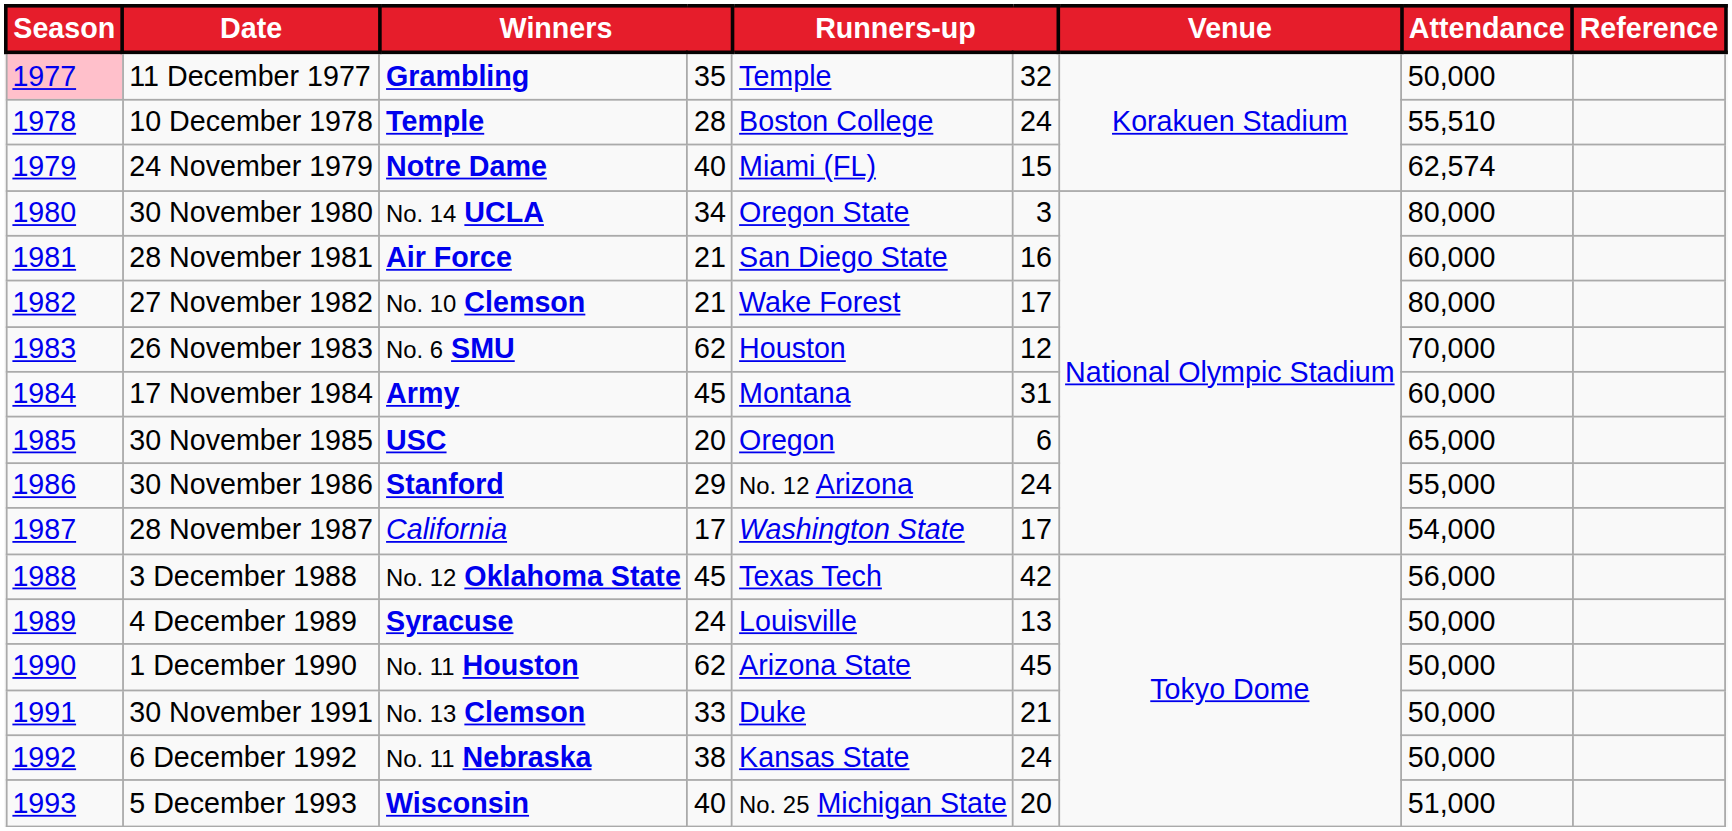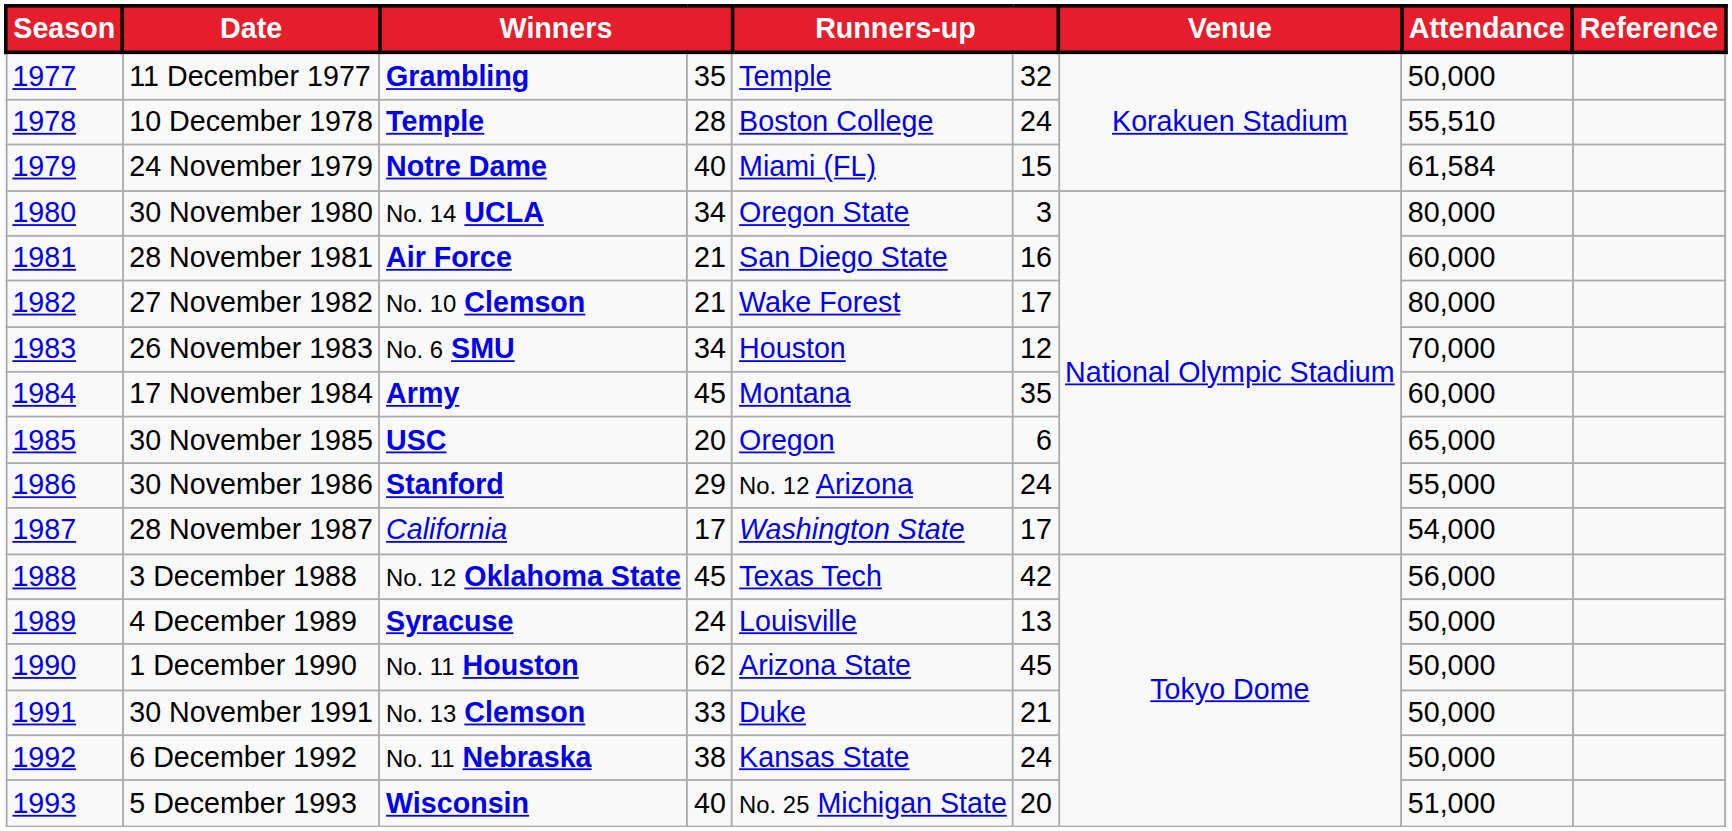(44, 76) pink background -> (44, 76) no background
(1452, 167) 62,574 -> (1452, 167) 61,584
(710, 348) 62 -> (710, 348) 34
(1036, 394) 31 -> (1036, 394) 35
